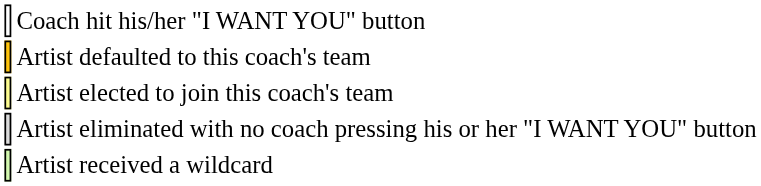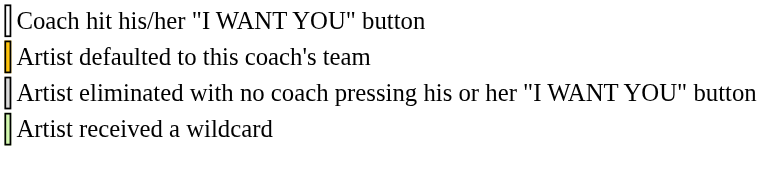- row: (205, 92)
